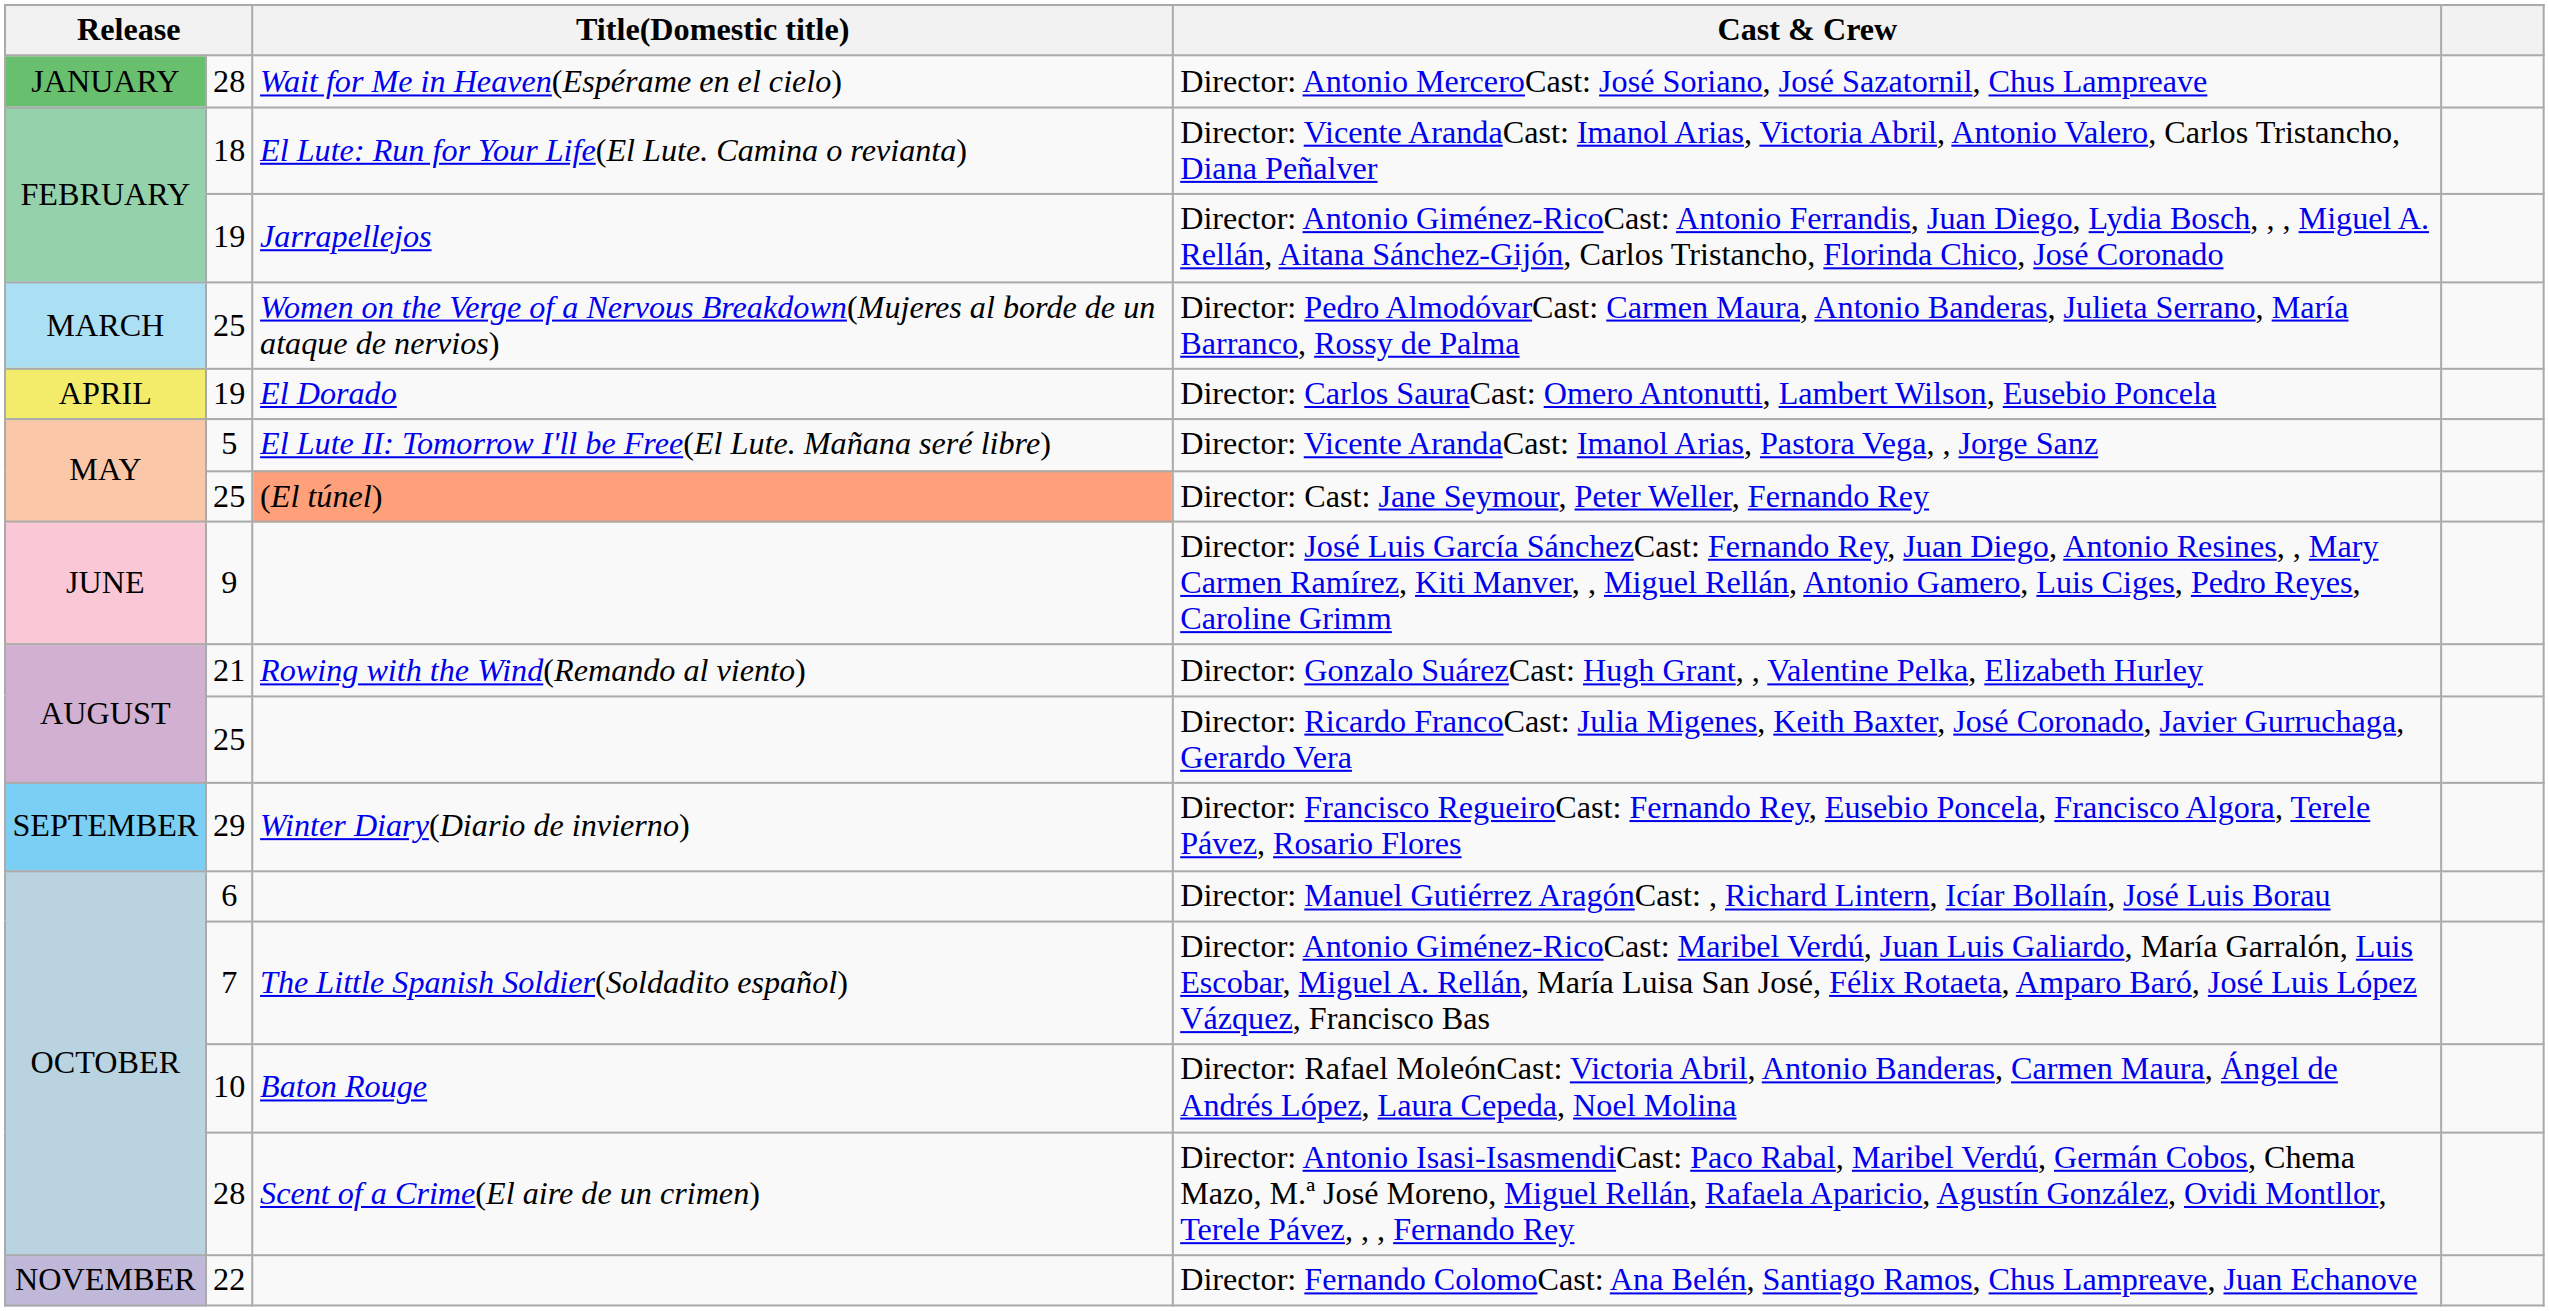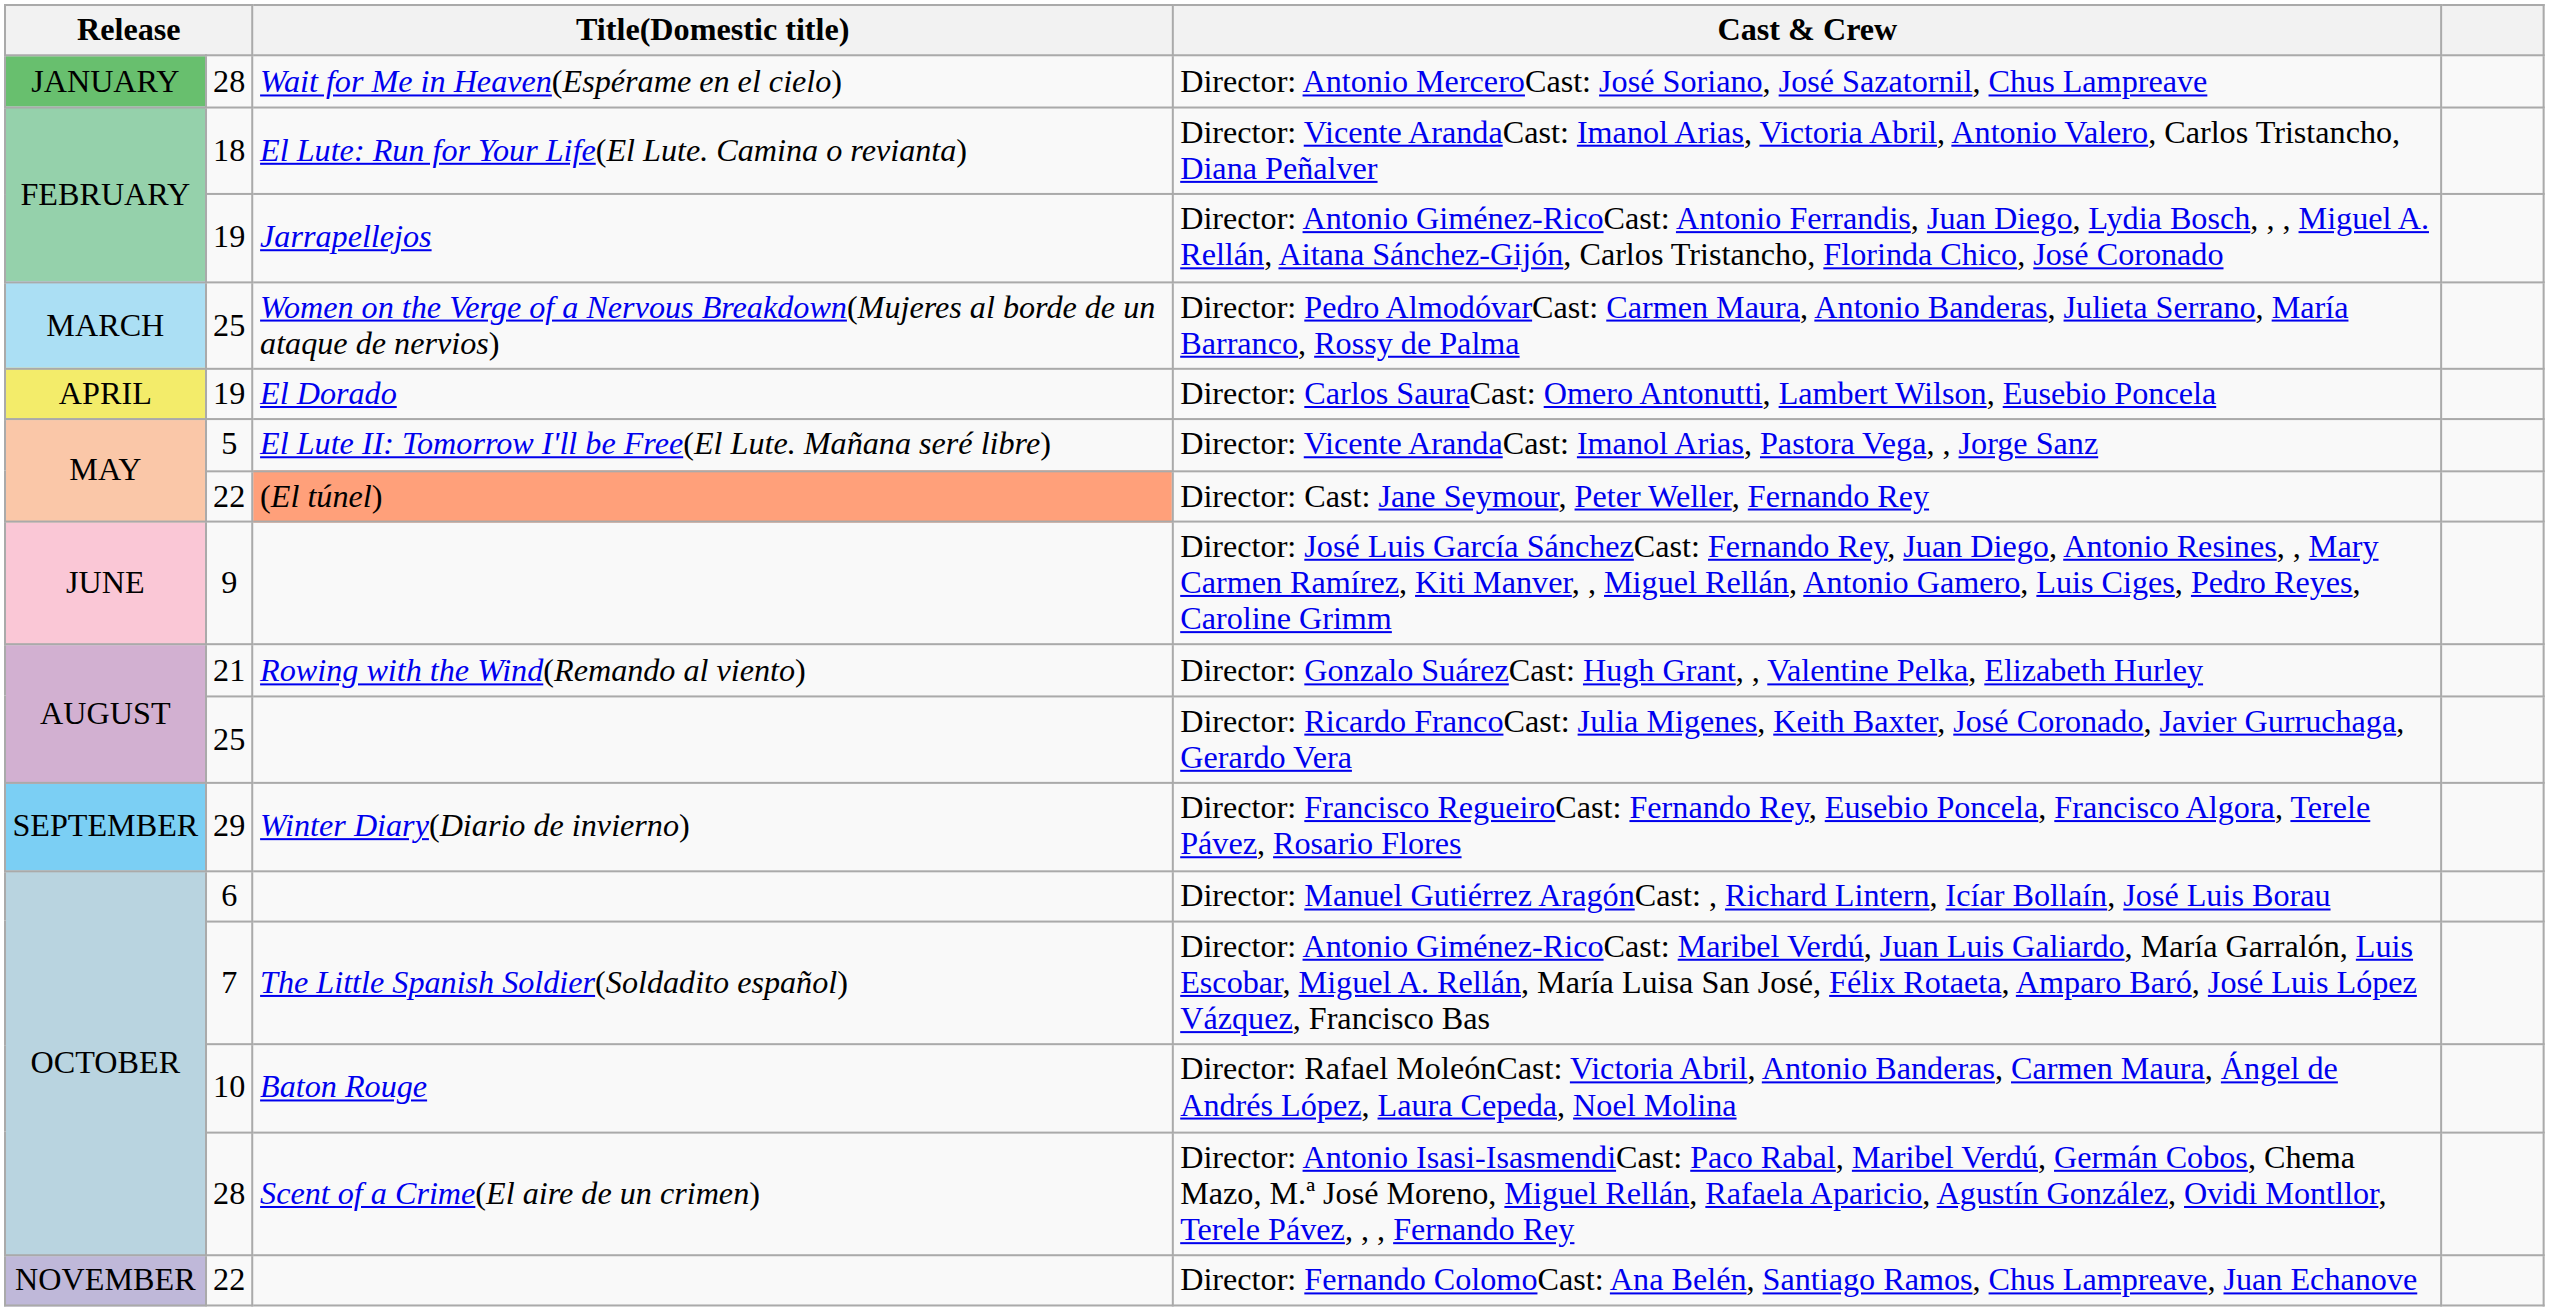(229, 495) 25 -> (229, 495) 22
